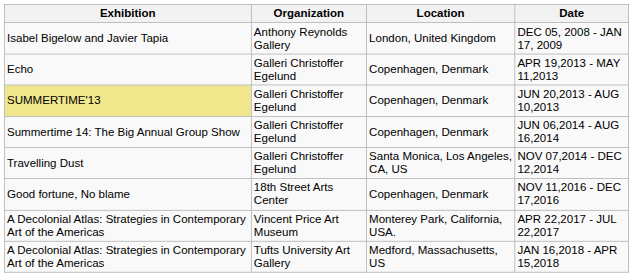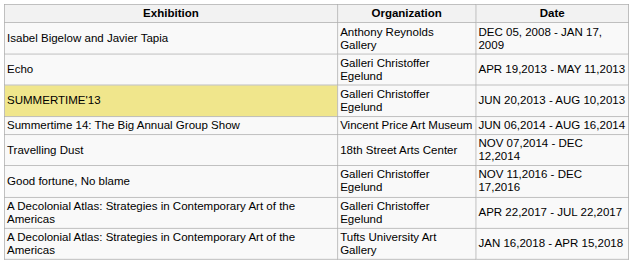- column: (441, 13)
(299, 132) Galleri Christoffer Egelund -> (406, 125) Vincent Price Art Museum
(299, 163) Galleri Christoffer Egelund -> (399, 150) 18th Street Arts Center
(294, 194) 18th Street Arts Center -> (385, 181) Galleri Christoffer Egelund
(296, 225) Vincent Price Art Museum -> (385, 212) Galleri Christoffer Egelund
